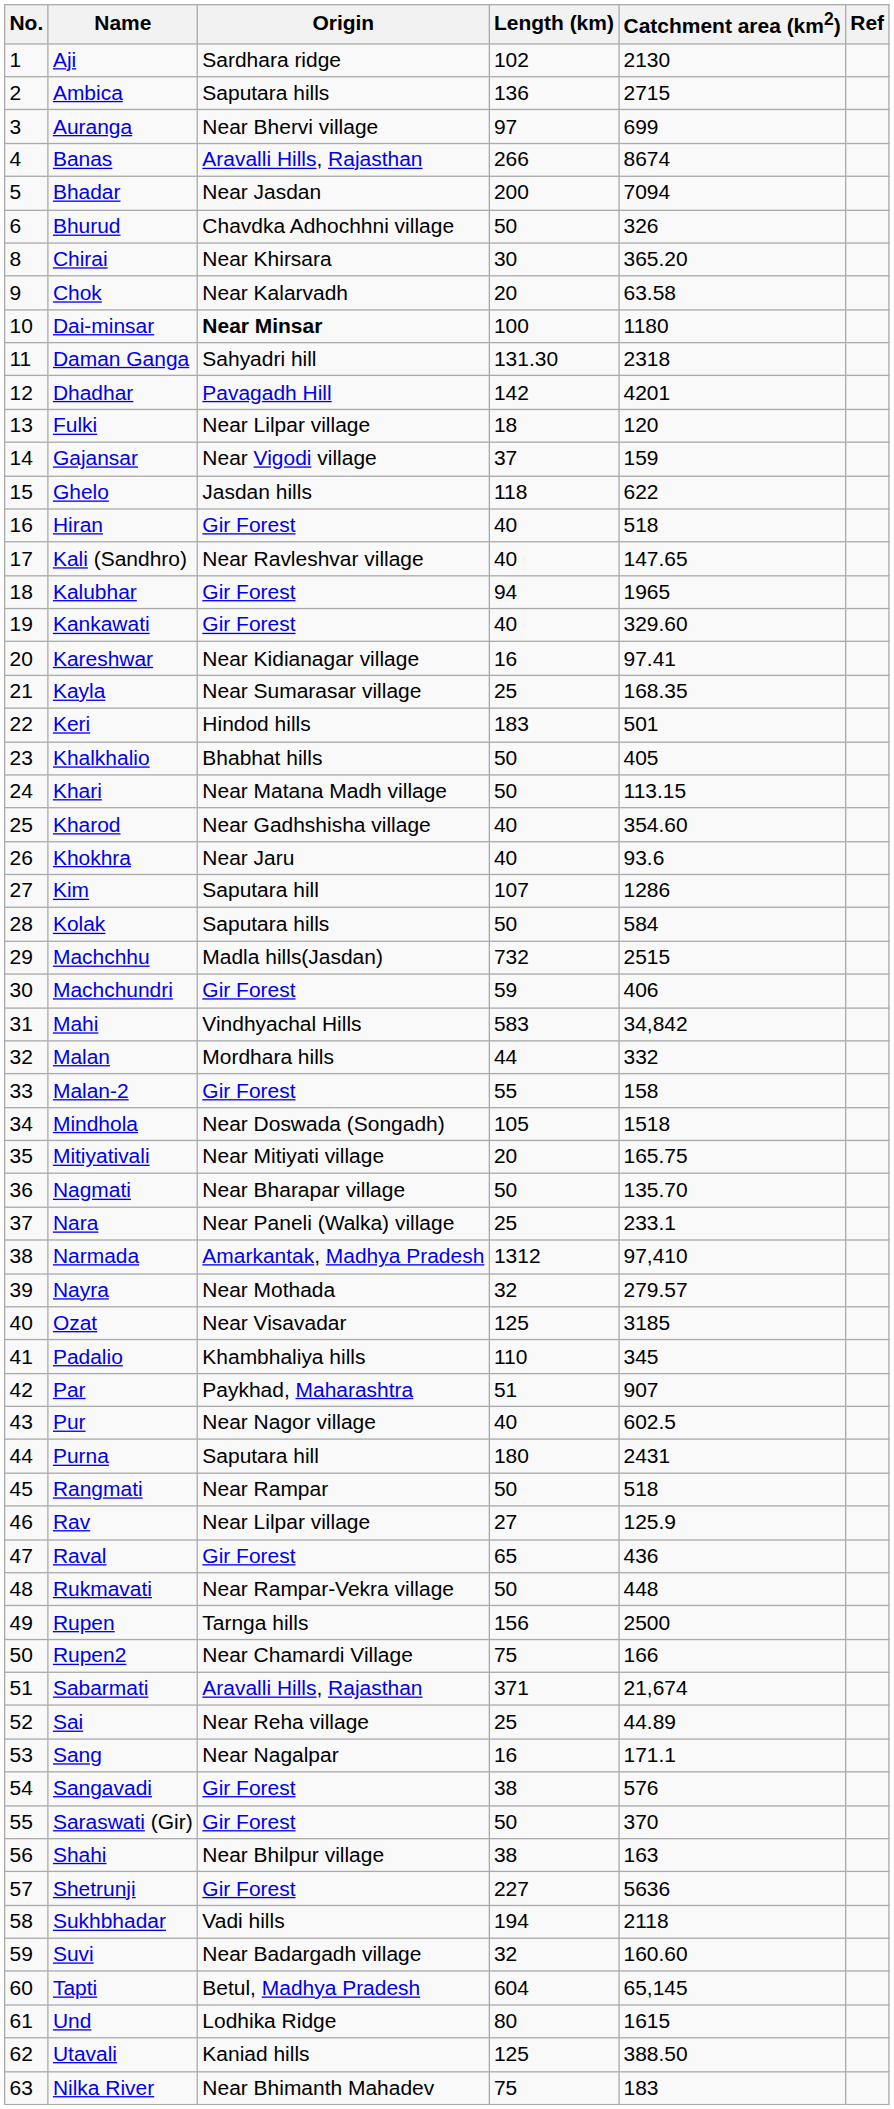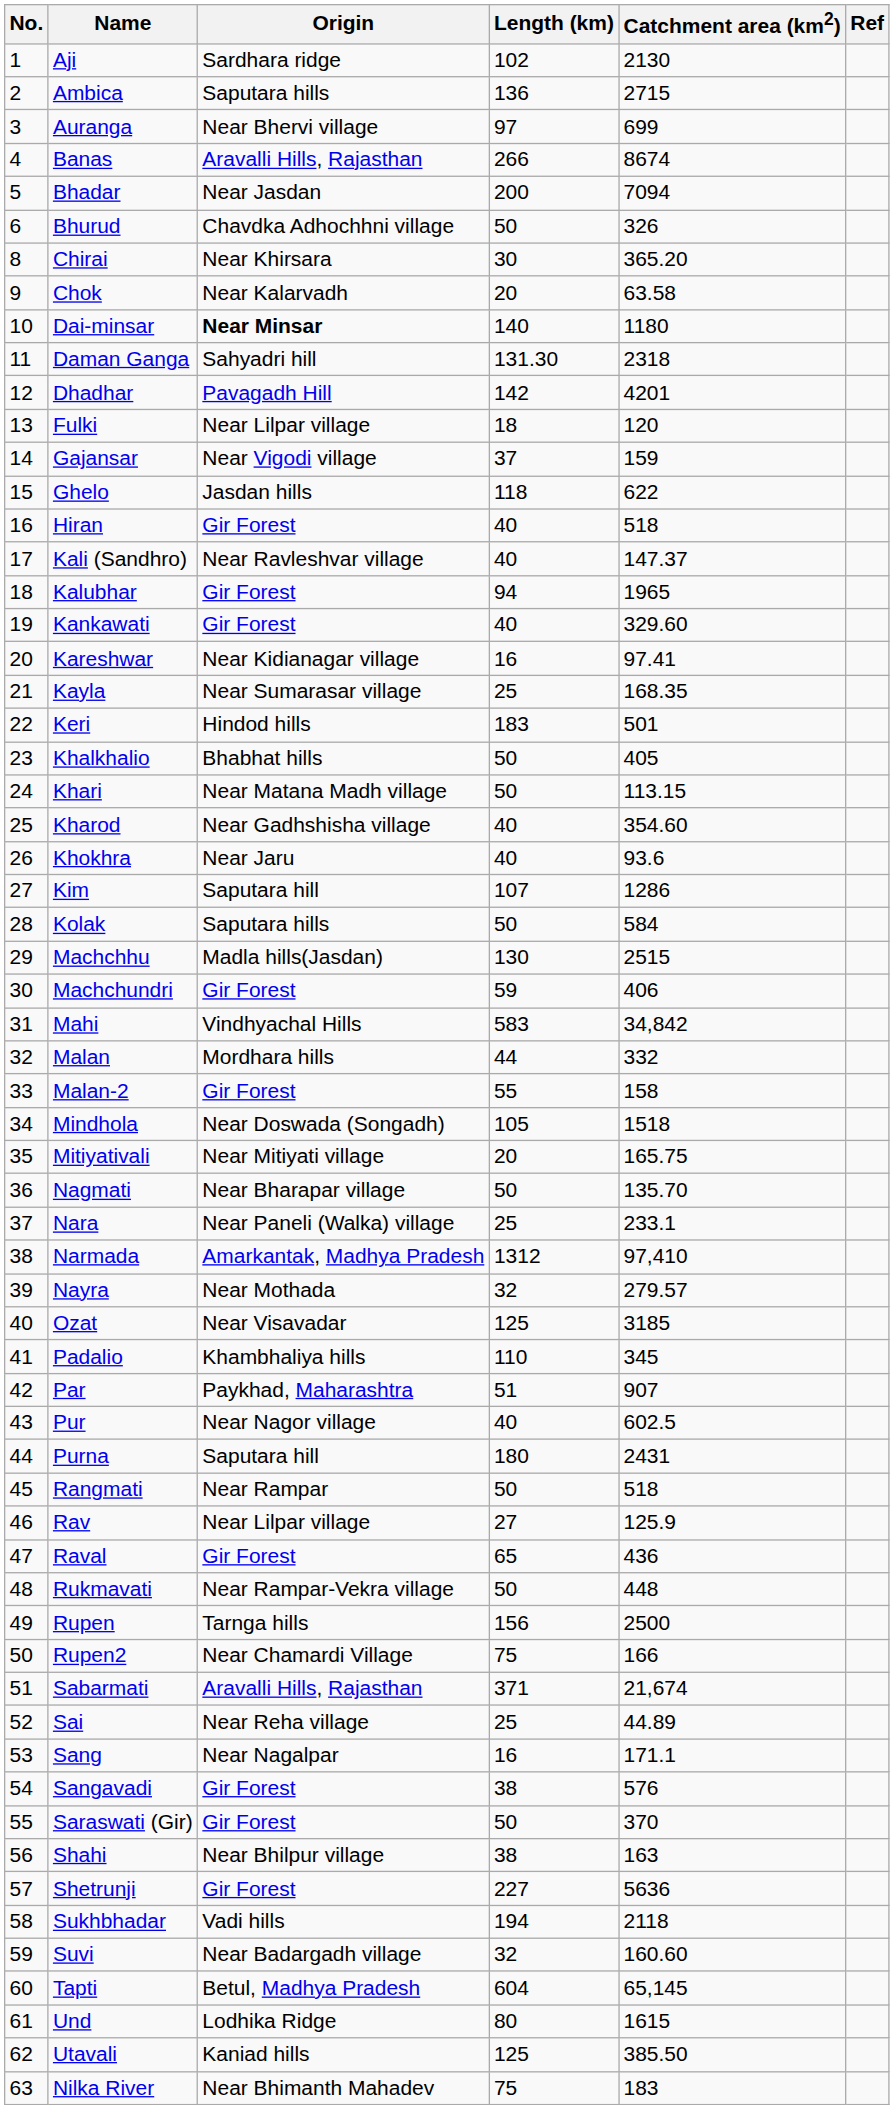(511, 325) 100 -> (511, 325) 140
(656, 558) 147.65 -> (656, 558) 147.37
(511, 957) 732 -> (511, 957) 130
(656, 2054) 388.50 -> (656, 2054) 385.50
